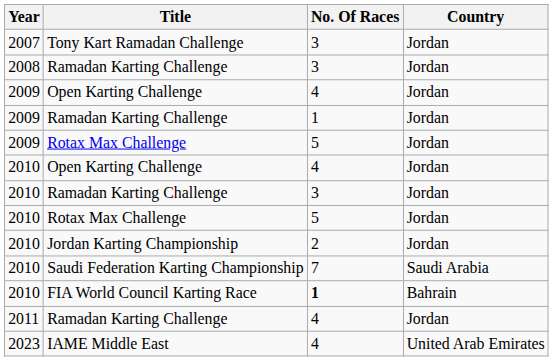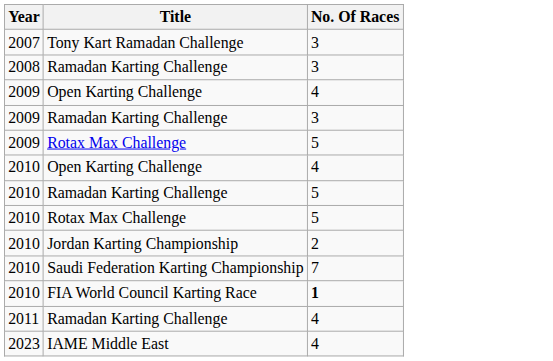- column: (476, 17)
(315, 117) 1 -> (315, 117) 3
(315, 192) 3 -> (315, 192) 5
